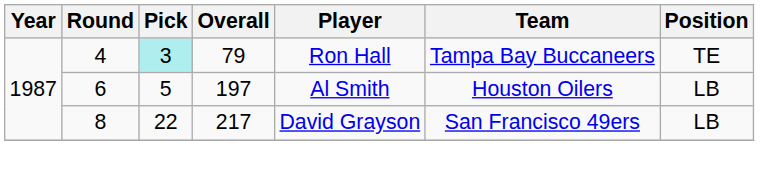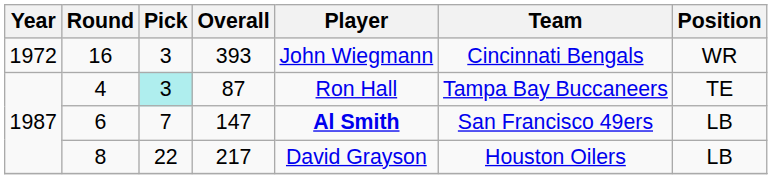+ row: (100, 55)
(234, 55) 79 -> (234, 88) 87
(166, 88) 5 -> (166, 122) 7
(234, 88) 197 -> (234, 122) 147
(350, 88) normal -> (356, 122) bold
(542, 88) Houston Oilers -> (555, 122) San Francisco 49ers
(542, 122) San Francisco 49ers -> (555, 156) Houston Oilers
